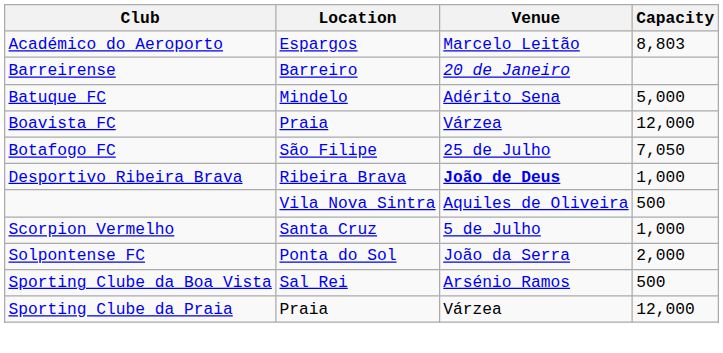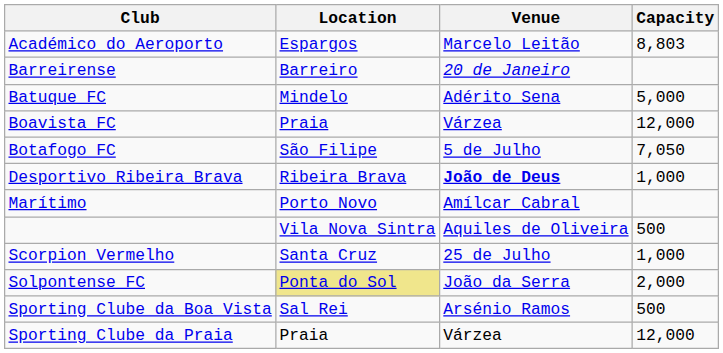(497, 150) 25 de Julho -> (492, 150) 5 de Julho
+ row: (48, 203)
(492, 230) 5 de Julho -> (497, 256) 25 de Julho
(338, 256) no background -> (338, 283) khaki background
